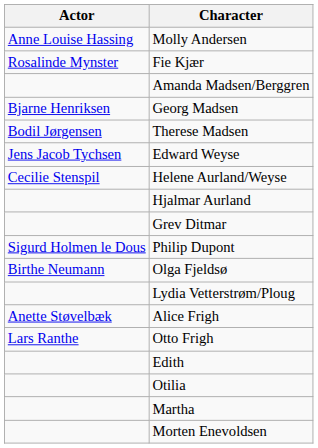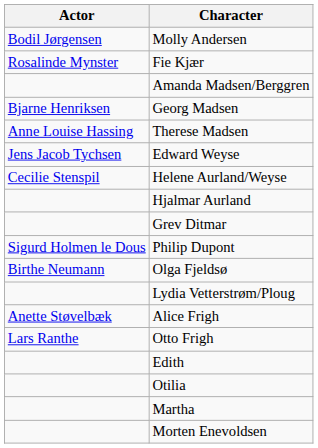(70, 39) Anne Louise Hassing -> (55, 39) Bodil Jørgensen
(55, 131) Bodil Jørgensen -> (70, 131) Anne Louise Hassing
